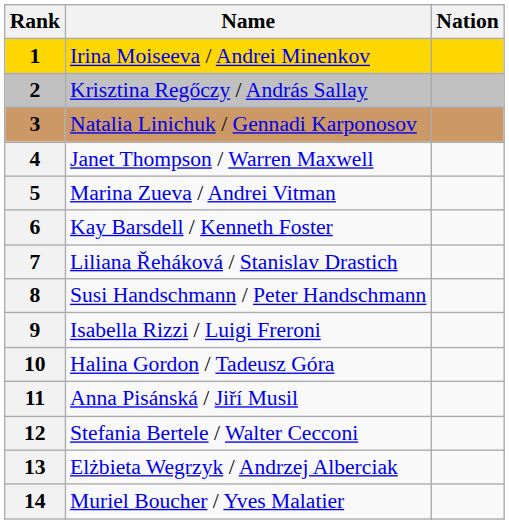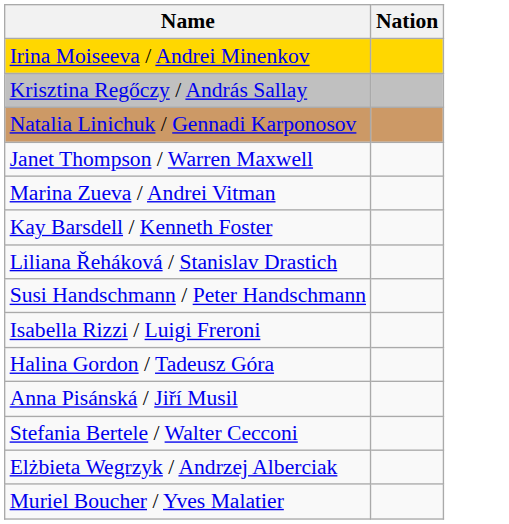- column: (35, 21)
